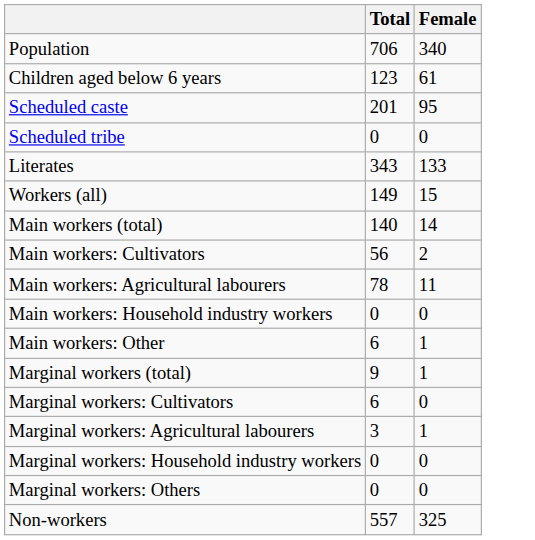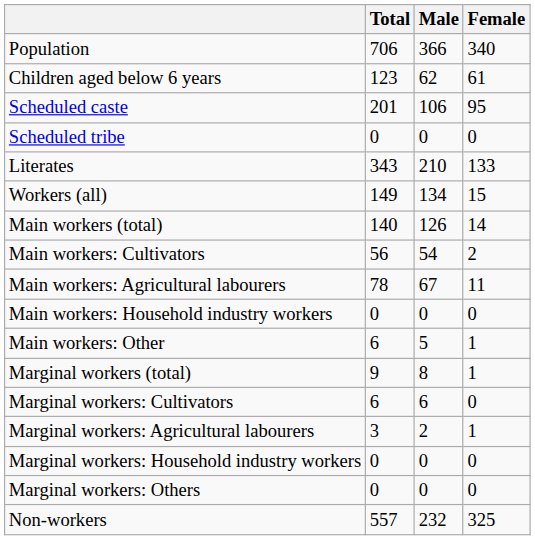+ column: (439, 19)
